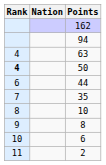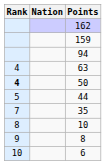+ row: (83, 40)
(17, 82) 6 -> (17, 97) 5
- row: (83, 153)
